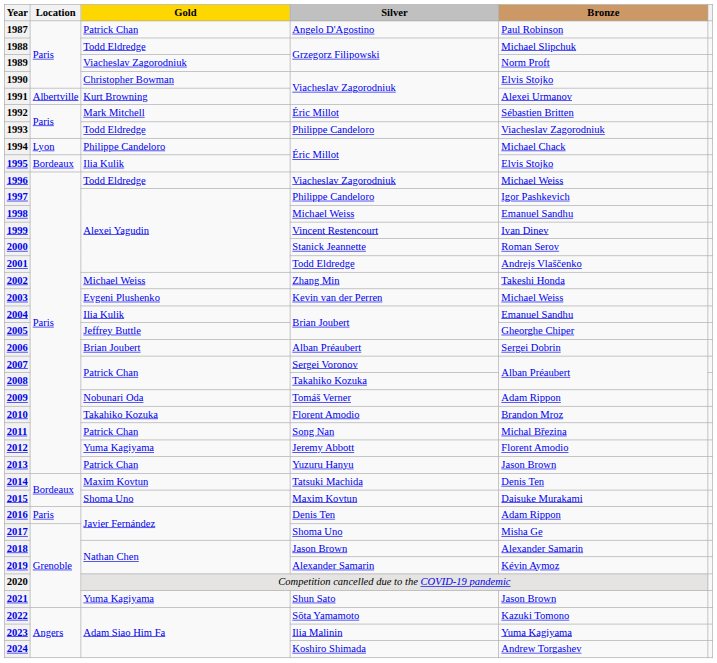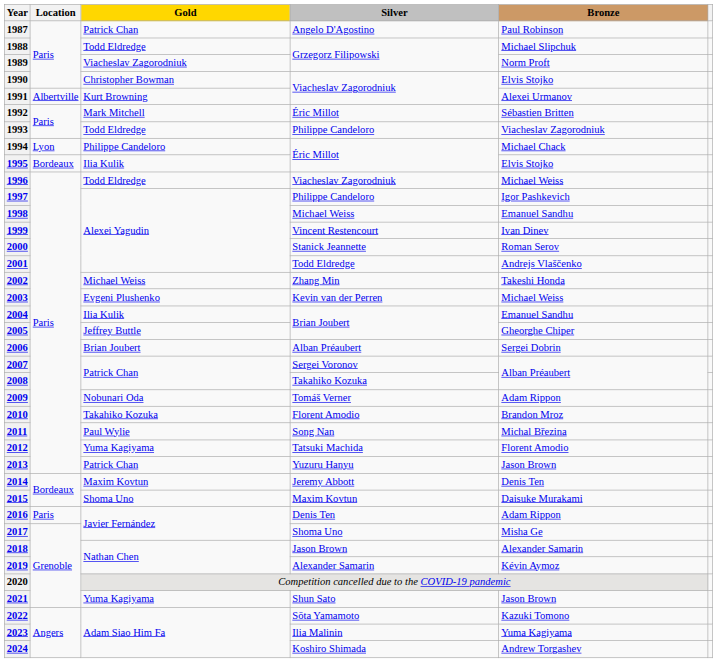(111, 431) Patrick Chan -> (107, 431) Paul Wylie
(323, 448) Jeremy Abbott -> (328, 448) Tatsuki Machida
(328, 481) Tatsuki Machida -> (323, 481) Jeremy Abbott
